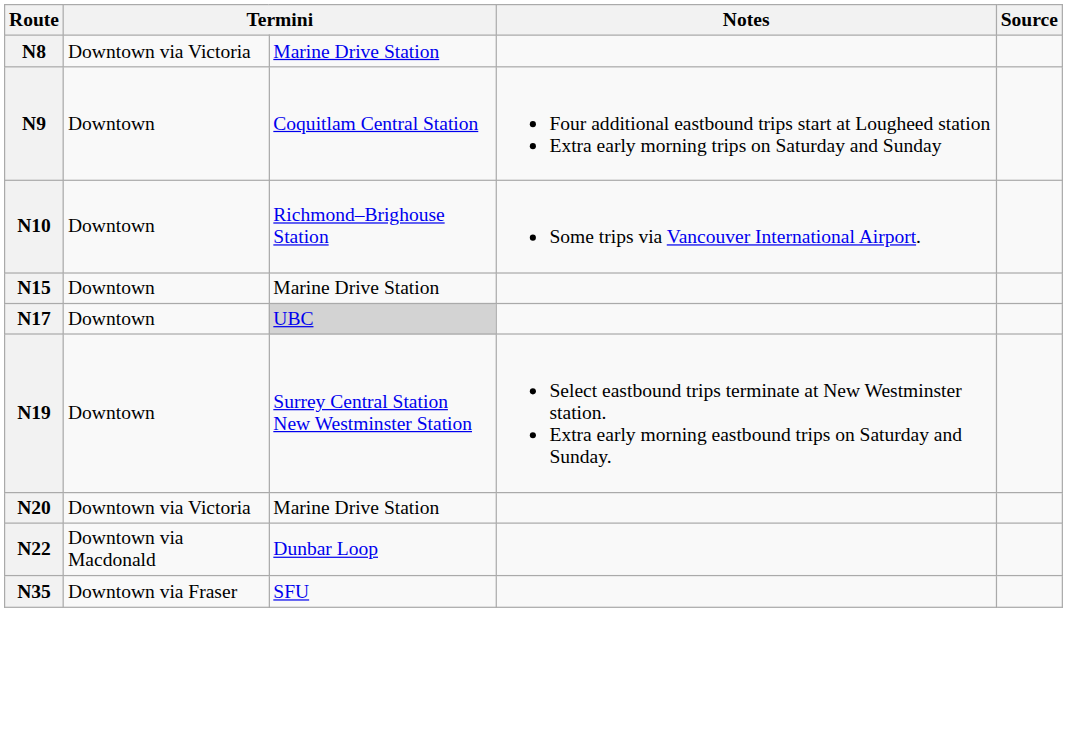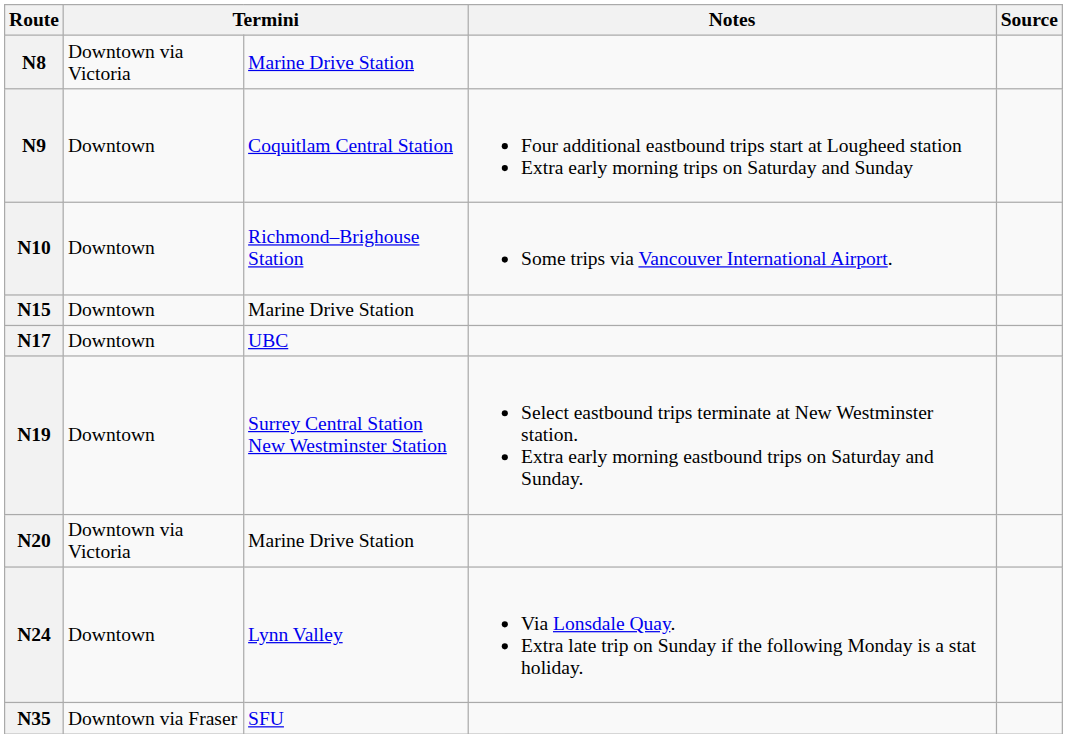(293, 318) lightgrey background -> (268, 340) no background
- row: (34, 549)
+ row: (34, 634)
